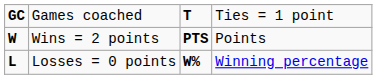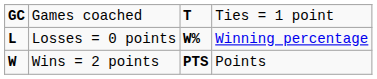rows swapped: (95, 39) <-> (104, 62)
